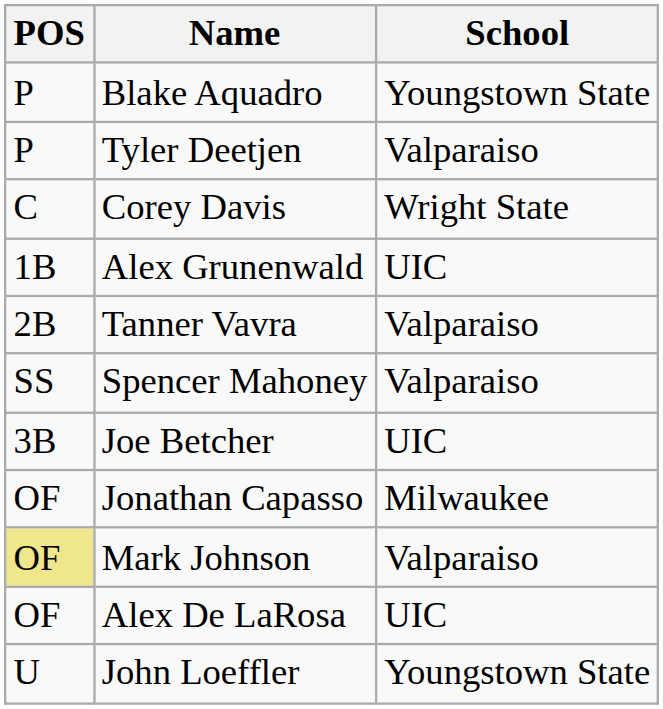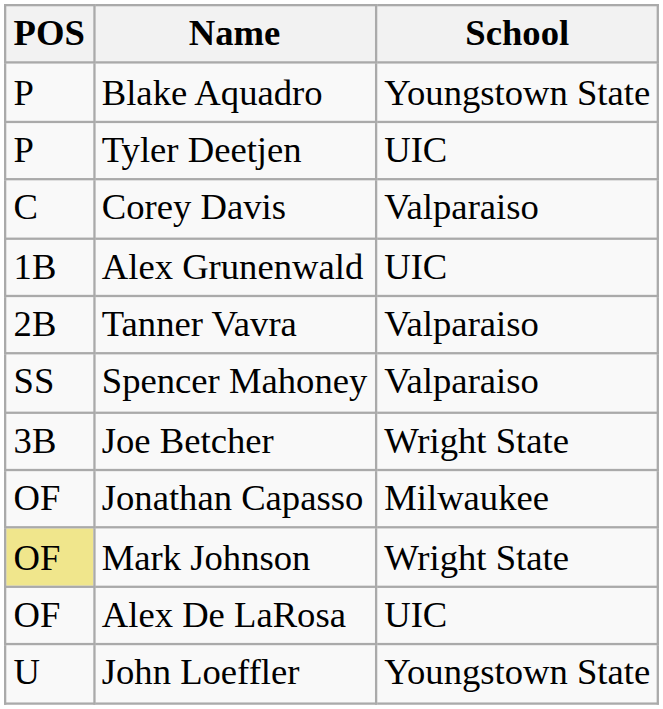(462, 149) Valparaiso -> (416, 149) UIC
(477, 207) Wright State -> (462, 207) Valparaiso
(416, 440) UIC -> (477, 440) Wright State
(462, 556) Valparaiso -> (477, 556) Wright State
